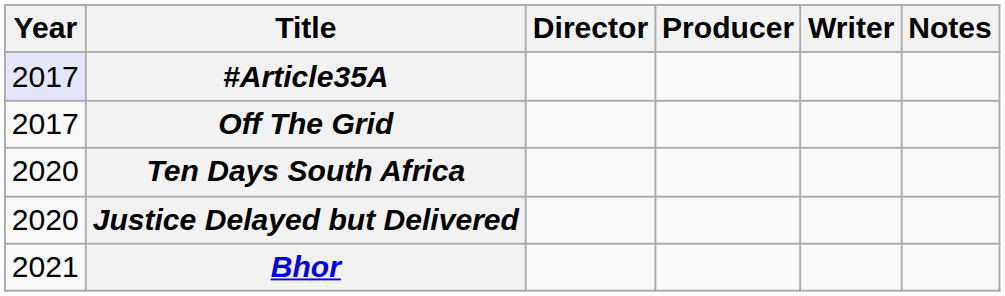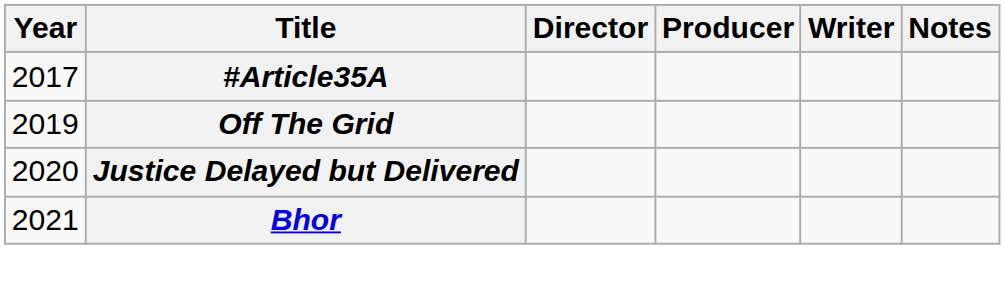(45, 76) lavender background -> (45, 76) no background
(45, 123) 2017 -> (45, 123) 2019
- row: (306, 171)
